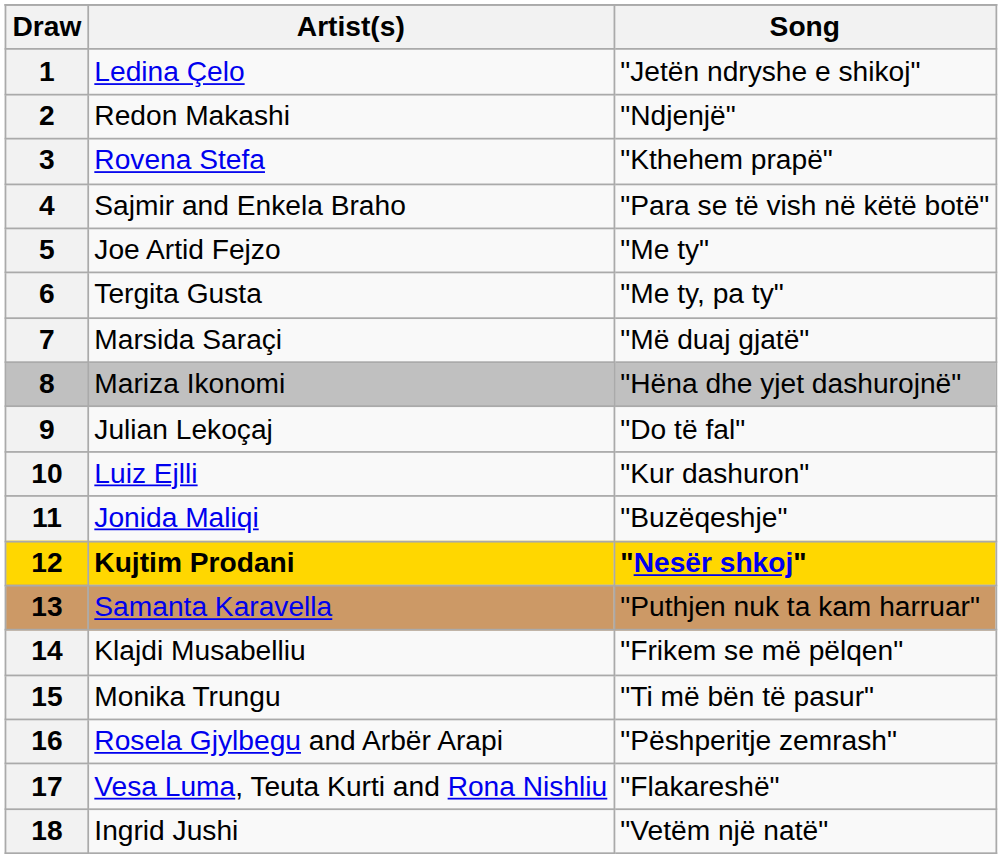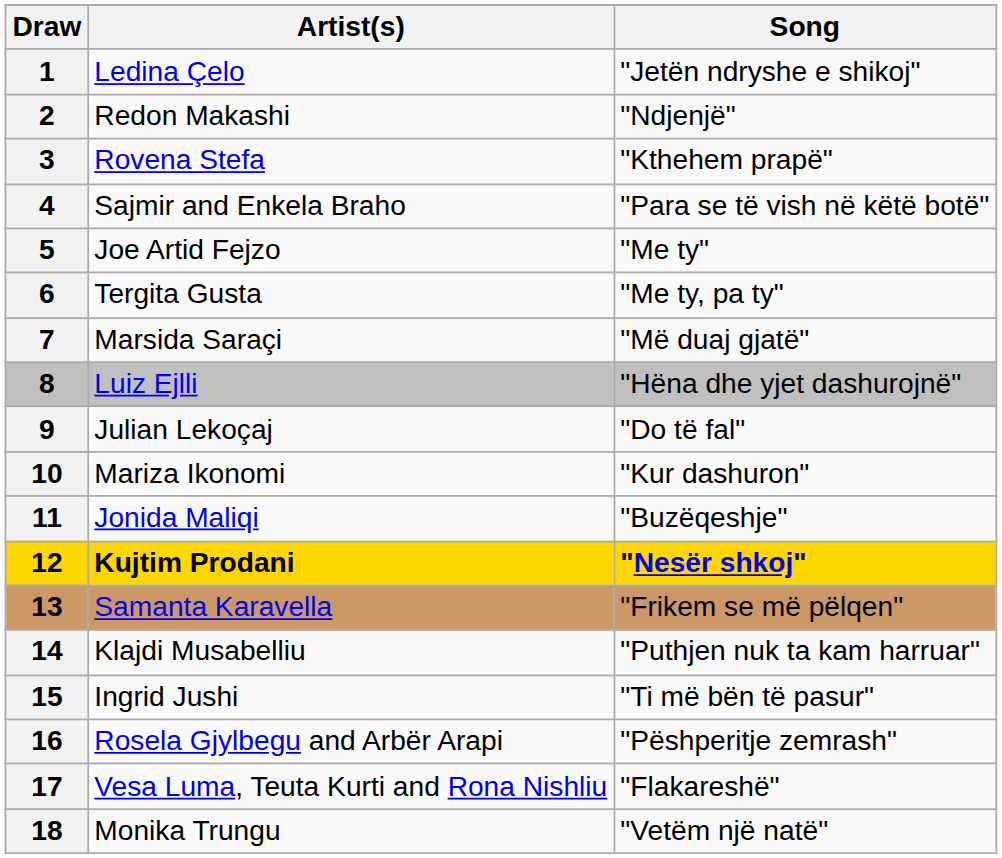(190, 384) Mariza Ikonomi -> (146, 384) Luiz Ejlli
(146, 473) Luiz Ejlli -> (190, 473) Mariza Ikonomi
(800, 607) "Puthjen nuk ta kam harruar" -> (762, 607) "Frikem se më pëlqen"
(762, 652) "Frikem se më pëlqen" -> (800, 652) "Puthjen nuk ta kam harruar"
(187, 696) Monika Trungu -> (166, 696) Ingrid Jushi
(166, 830) Ingrid Jushi -> (187, 830) Monika Trungu
